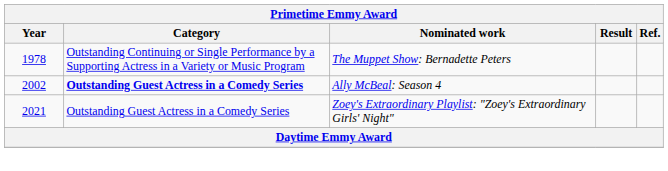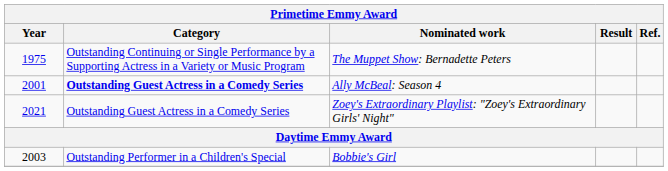(34, 58) 1978 -> (34, 58) 1975
(34, 85) 2002 -> (34, 85) 2001
+ row: (364, 156)
